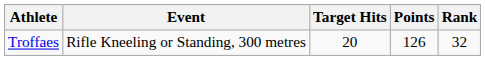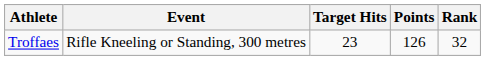(350, 42) 20 -> (350, 42) 23
